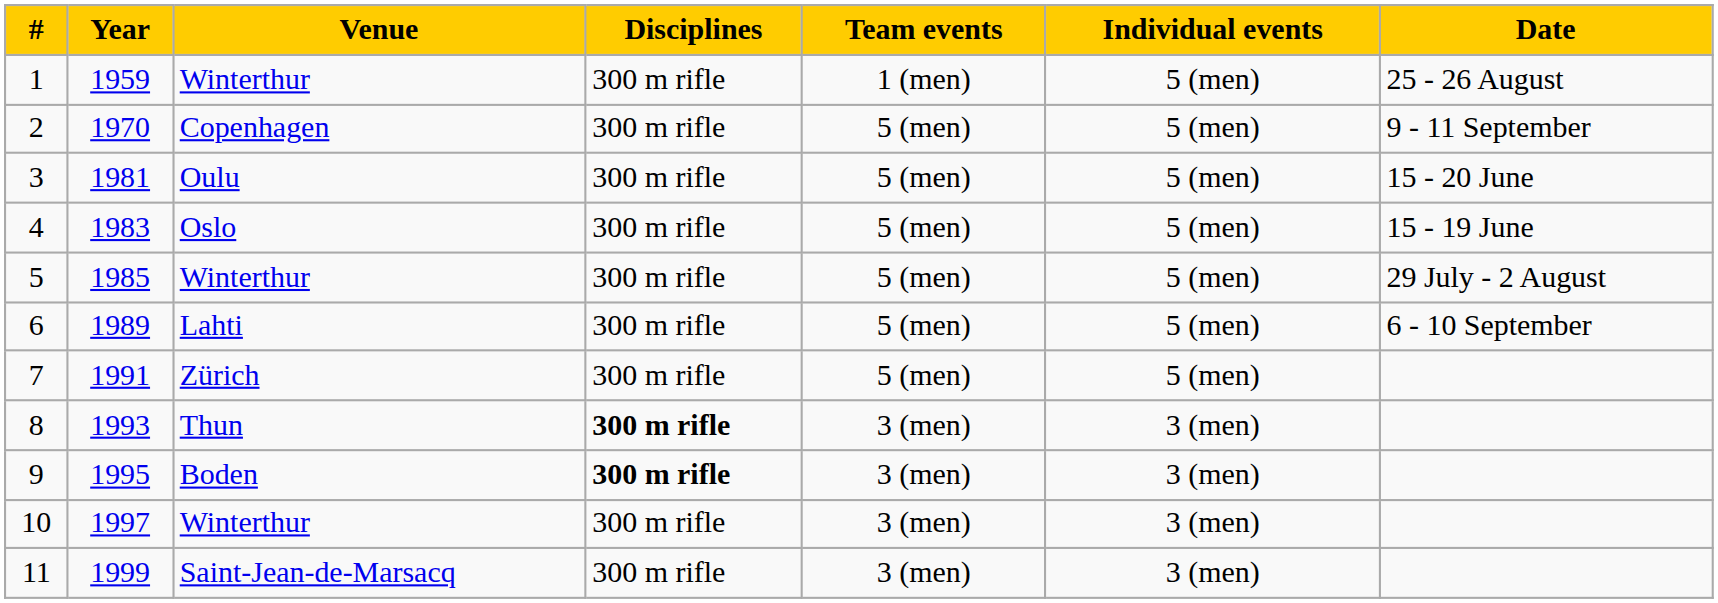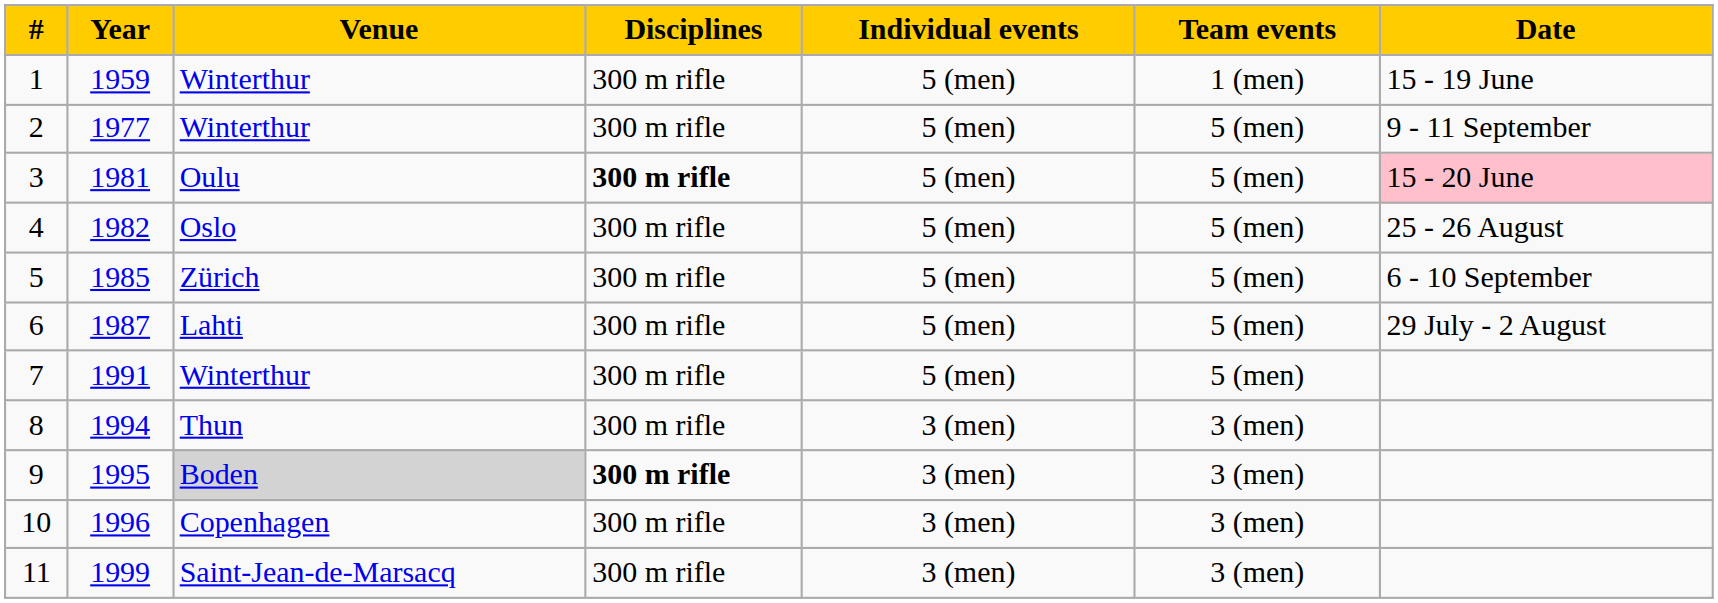columns swapped: (1213, 29) <-> (924, 29)
(1475, 78) 25 - 26 August -> (1460, 78) 15 - 19 June
(120, 128) 1970 -> (120, 128) 1977
(255, 128) Copenhagen -> (245, 128) Winterthur
(659, 177) normal -> (661, 177) bold
(1460, 177) no background -> (1460, 177) pink background
(120, 227) 1983 -> (120, 227) 1982
(1460, 227) 15 - 19 June -> (1475, 227) 25 - 26 August
(245, 276) Winterthur -> (220, 276) Zürich
(1496, 276) 29 July - 2 August -> (1489, 276) 6 - 10 September
(120, 325) 1989 -> (120, 325) 1987
(1489, 325) 6 - 10 September -> (1496, 325) 29 July - 2 August
(220, 375) Zürich -> (245, 375) Winterthur
(120, 424) 1993 -> (120, 424) 1994
(661, 424) bold -> (659, 424) normal
(219, 474) no background -> (219, 474) lightgrey background
(120, 523) 1997 -> (120, 523) 1996
(245, 523) Winterthur -> (255, 523) Copenhagen
